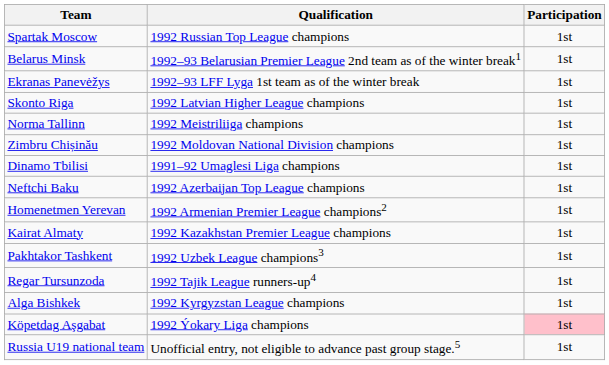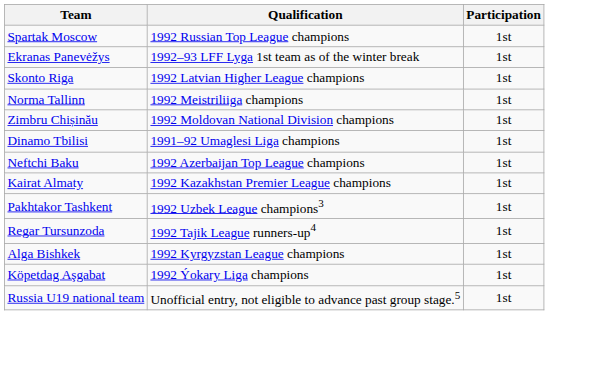- row: (46, 58)
- row: (66, 209)
(564, 324) pink background -> (504, 274) no background
